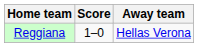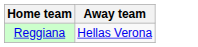- column: (94, 14)
